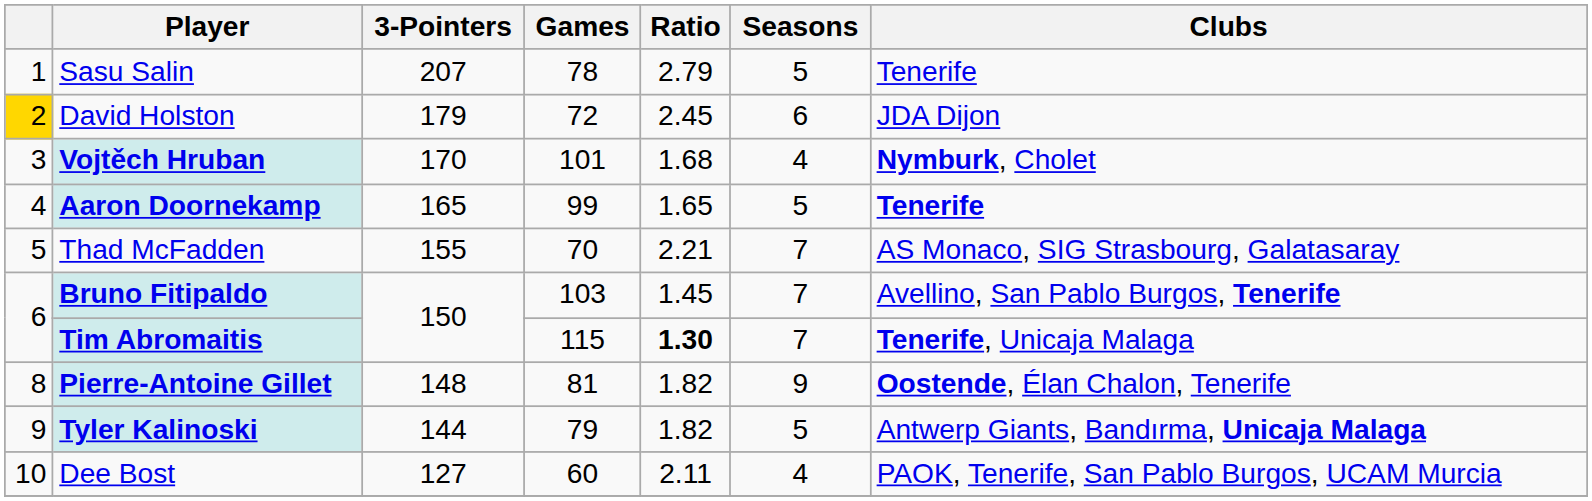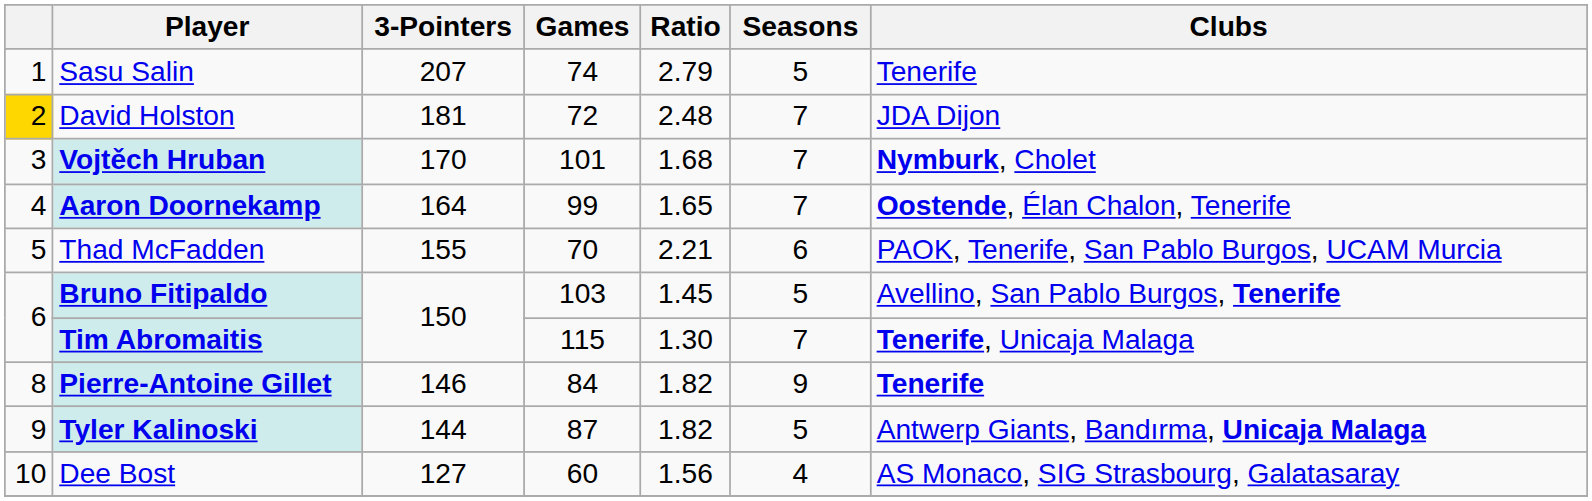(583, 71) 78 -> (583, 71) 74
(443, 116) 179 -> (443, 116) 181
(686, 116) 2.45 -> (686, 116) 2.48
(800, 116) 6 -> (800, 116) 7
(800, 160) 4 -> (800, 160) 7
(443, 205) 165 -> (443, 205) 164
(800, 205) 5 -> (800, 205) 7
(930, 205) Tenerife -> (1084, 205) Oostende, Élan Chalon, Tenerife
(800, 250) 7 -> (800, 250) 6
(1138, 250) AS Monaco, SIG Strasbourg, Galatasaray -> (1189, 250) PAOK, Tenerife, San Pablo Burgos, UCAM Murcia
(800, 294) 7 -> (800, 294) 5
(686, 339) bold -> (686, 339) normal
(443, 384) 148 -> (443, 384) 146
(583, 384) 81 -> (583, 384) 84
(1084, 384) Oostende, Élan Chalon, Tenerife -> (930, 384) Tenerife
(583, 428) 79 -> (583, 428) 87
(686, 473) 2.11 -> (686, 473) 1.56
(1189, 473) PAOK, Tenerife, San Pablo Burgos, UCAM Murcia -> (1138, 473) AS Monaco, SIG Strasbourg, Galatasaray
